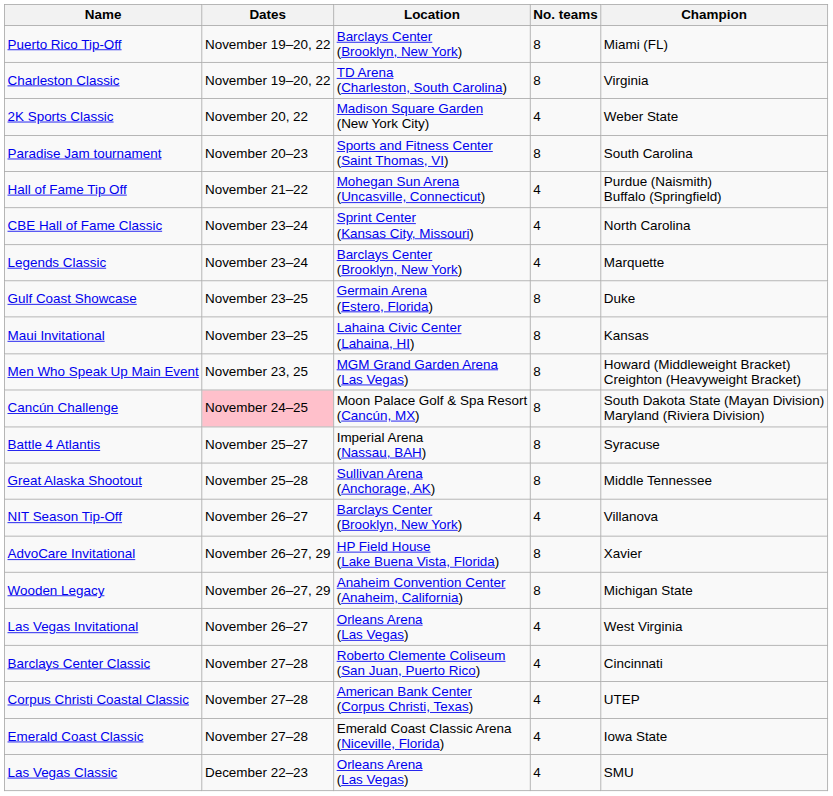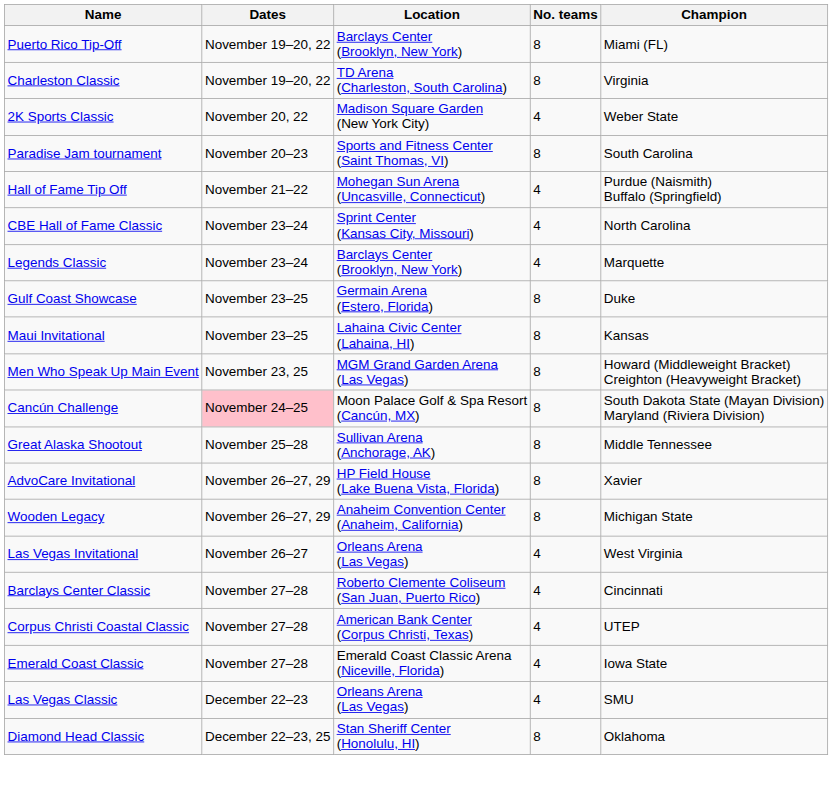- row: (54, 444)
- row: (65, 517)
+ row: (76, 736)
